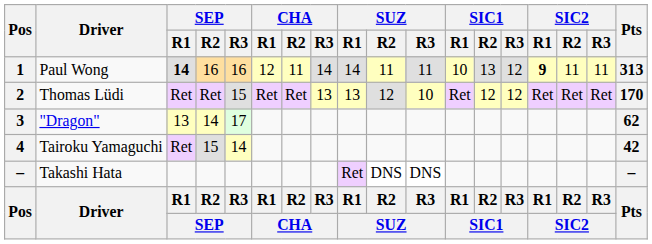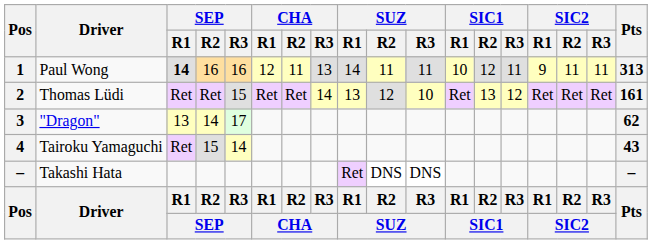(324, 69) 14 -> (324, 69) 13
(488, 69) 13 -> (488, 69) 12
(514, 69) 12 -> (514, 69) 11
(542, 69) bold -> (542, 69) normal
(324, 95) 13 -> (324, 95) 14
(488, 95) 12 -> (488, 95) 13
(631, 95) 170 -> (631, 95) 161
(631, 147) 42 -> (631, 147) 43
